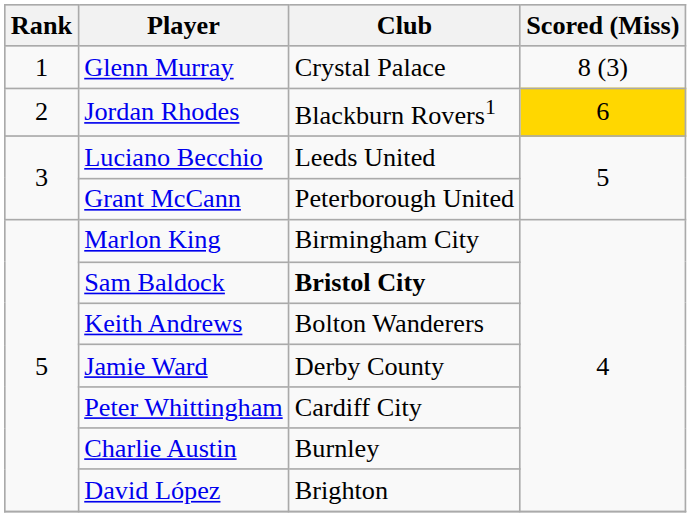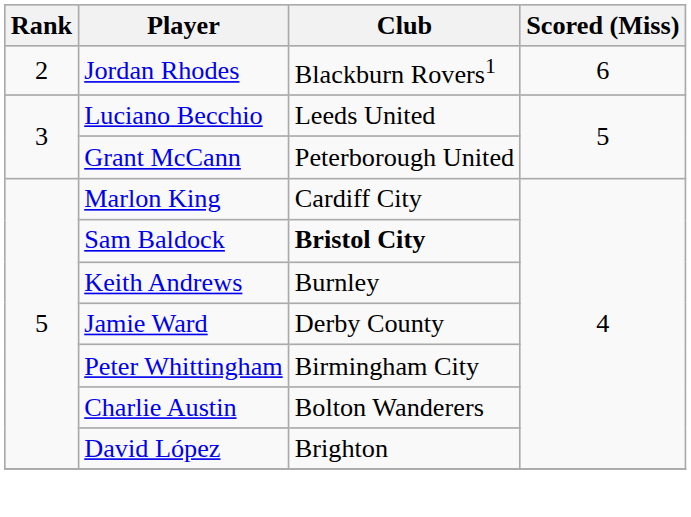- row: (159, 66)
(603, 112) gold background -> (603, 70) no background
(387, 240) Birmingham City -> (358, 198) Cardiff City
(389, 323) Bolton Wanderers -> (337, 282) Burnley
(358, 406) Cardiff City -> (387, 365) Birmingham City
(337, 448) Burnley -> (389, 406) Bolton Wanderers
